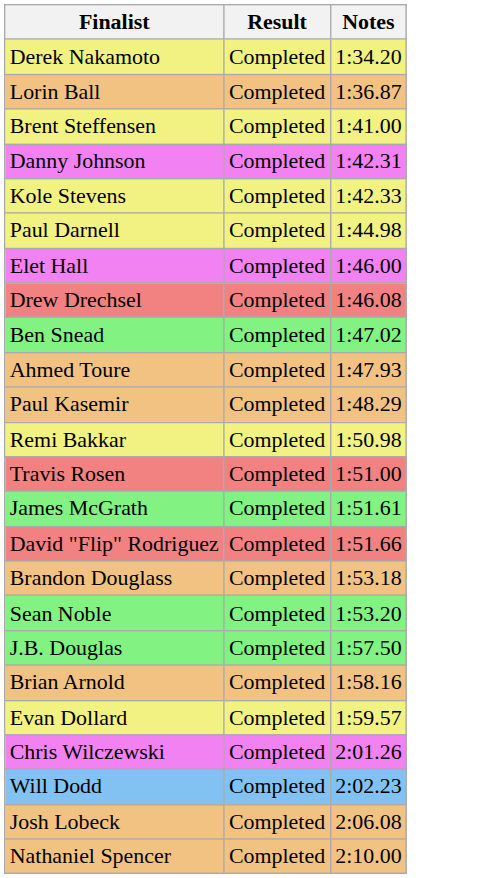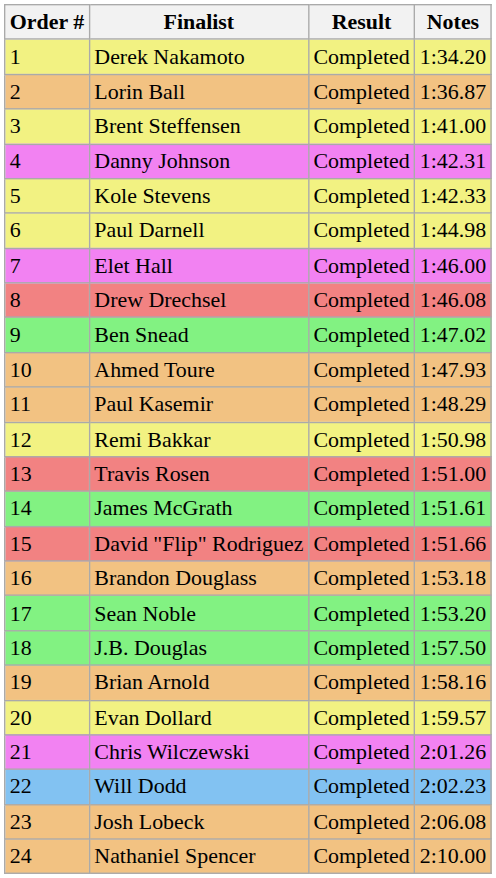+ column: (47, 21)
